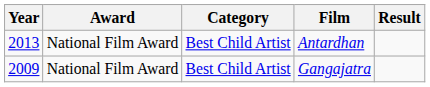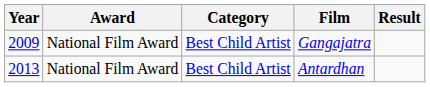rows swapped: (334, 69) <-> (331, 43)
